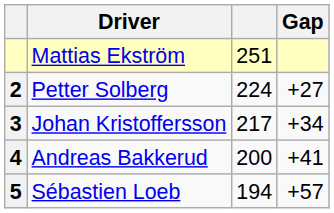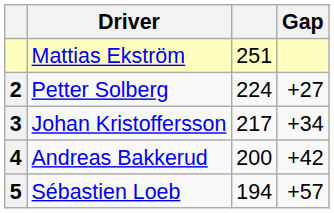(306, 158) +41 -> (306, 158) +42
